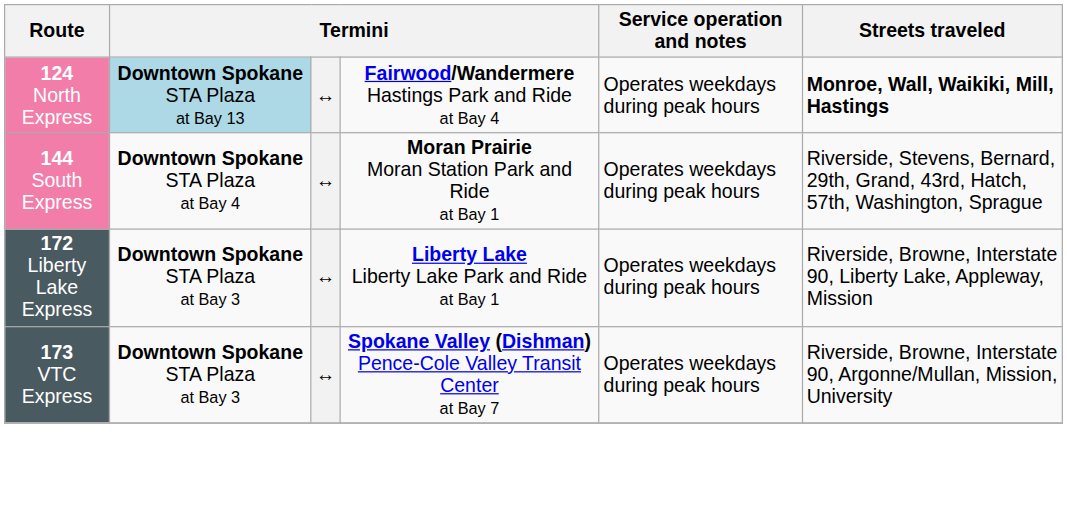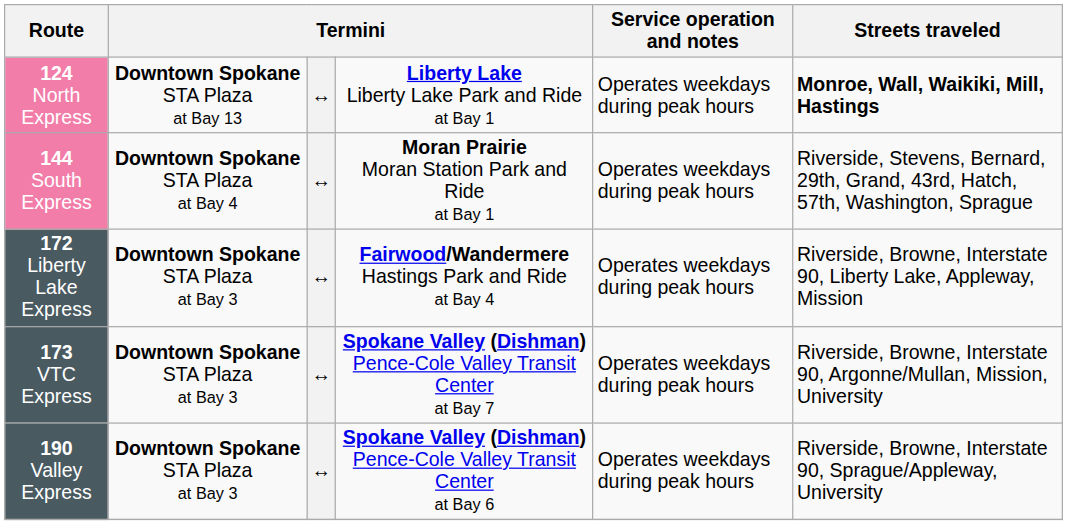(210, 94) lightblue background -> (208, 94) no background
(469, 94) Fairwood/Wandermere Hastings Park and Ride at Bay 4 -> (464, 94) Liberty Lake Liberty Lake Park and Ride at Bay 1
(469, 277) Liberty Lake Liberty Lake Park and Ride at Bay 1 -> (464, 277) Fairwood/Wandermere Hastings Park and Ride at Bay 4
+ row: (56, 471)
